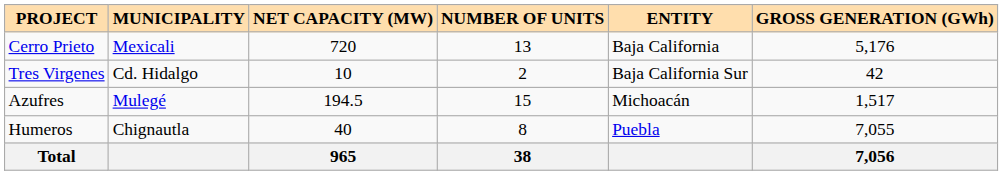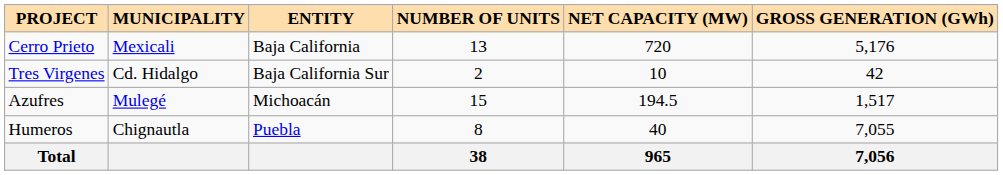columns swapped: (680, 18) <-> (343, 18)
